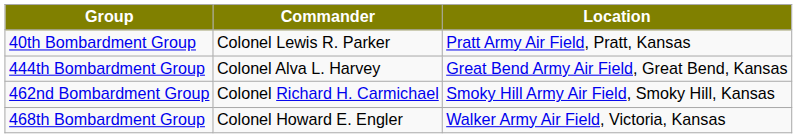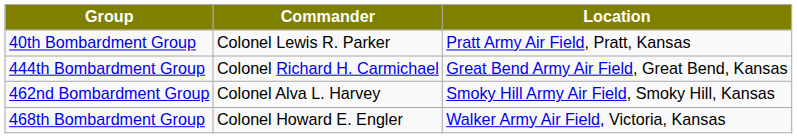(299, 68) Colonel Alva L. Harvey -> (328, 68) Colonel Richard H. Carmichael
(328, 94) Colonel Richard H. Carmichael -> (299, 94) Colonel Alva L. Harvey
